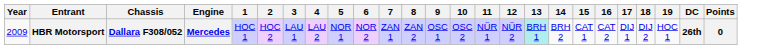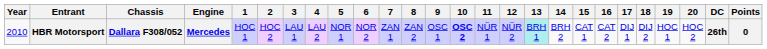+ column: (693, 11)
(17, 31) 2009 -> (17, 31) 2010
(462, 31) normal -> (462, 31) bold
